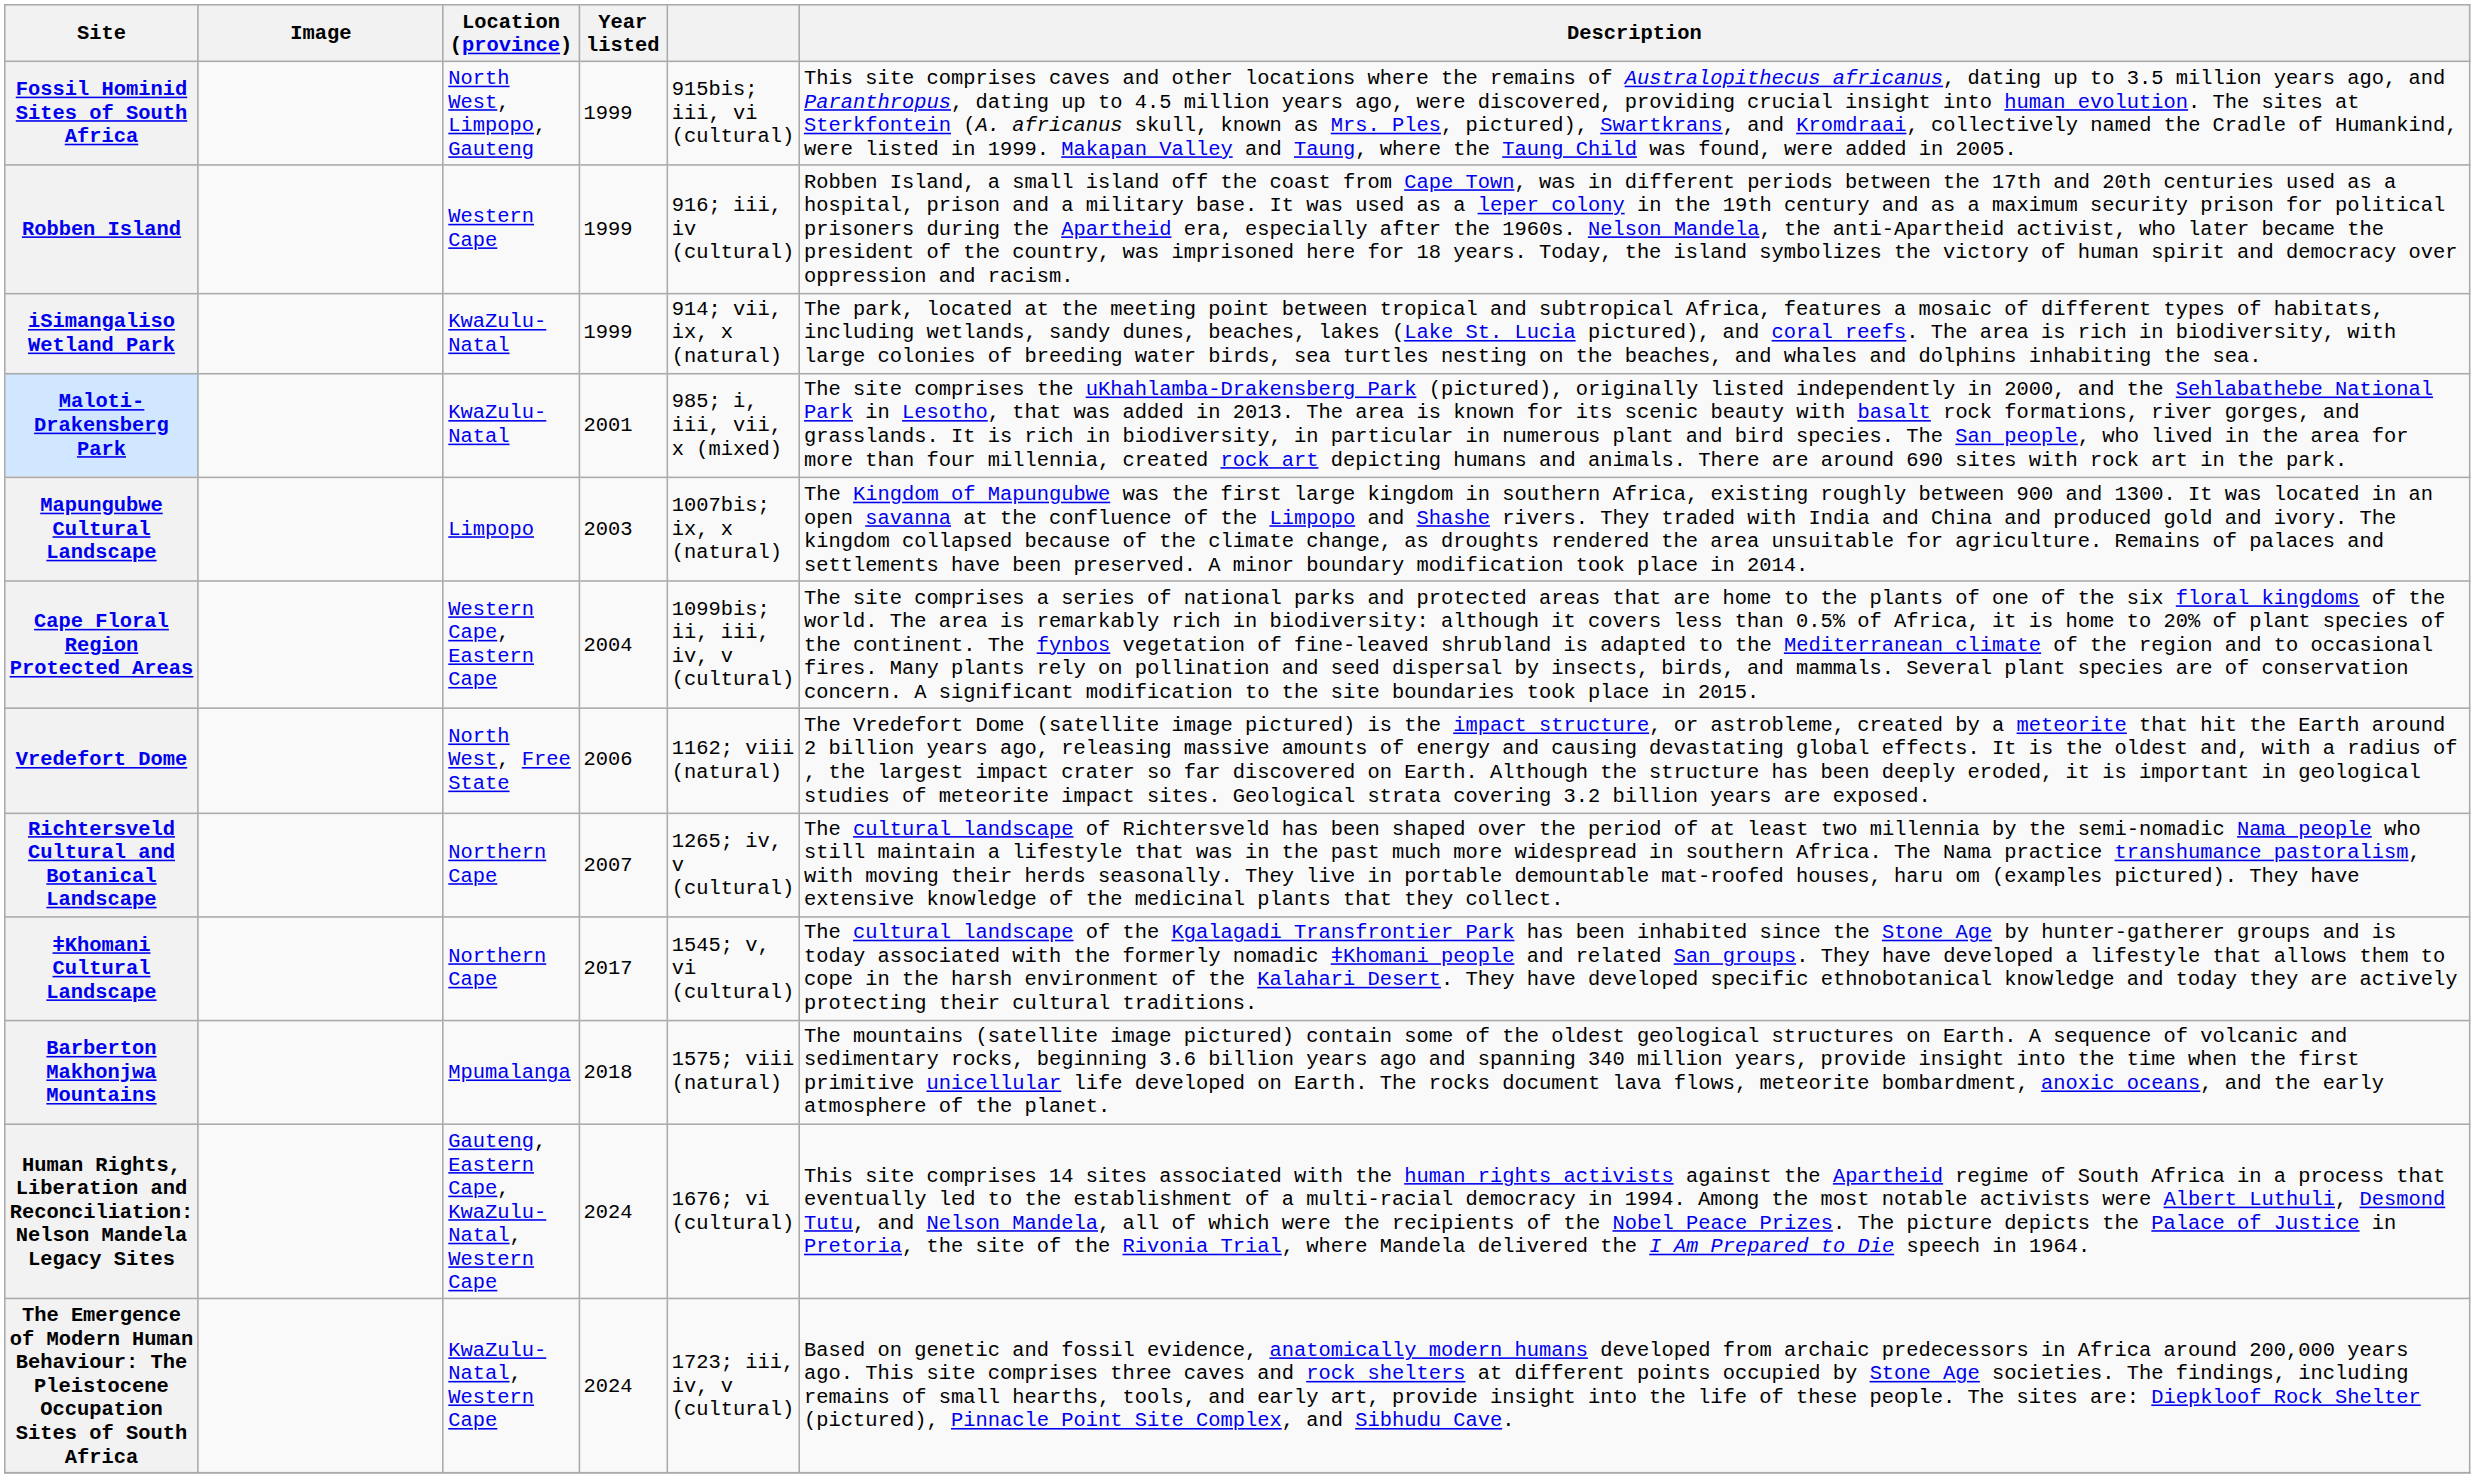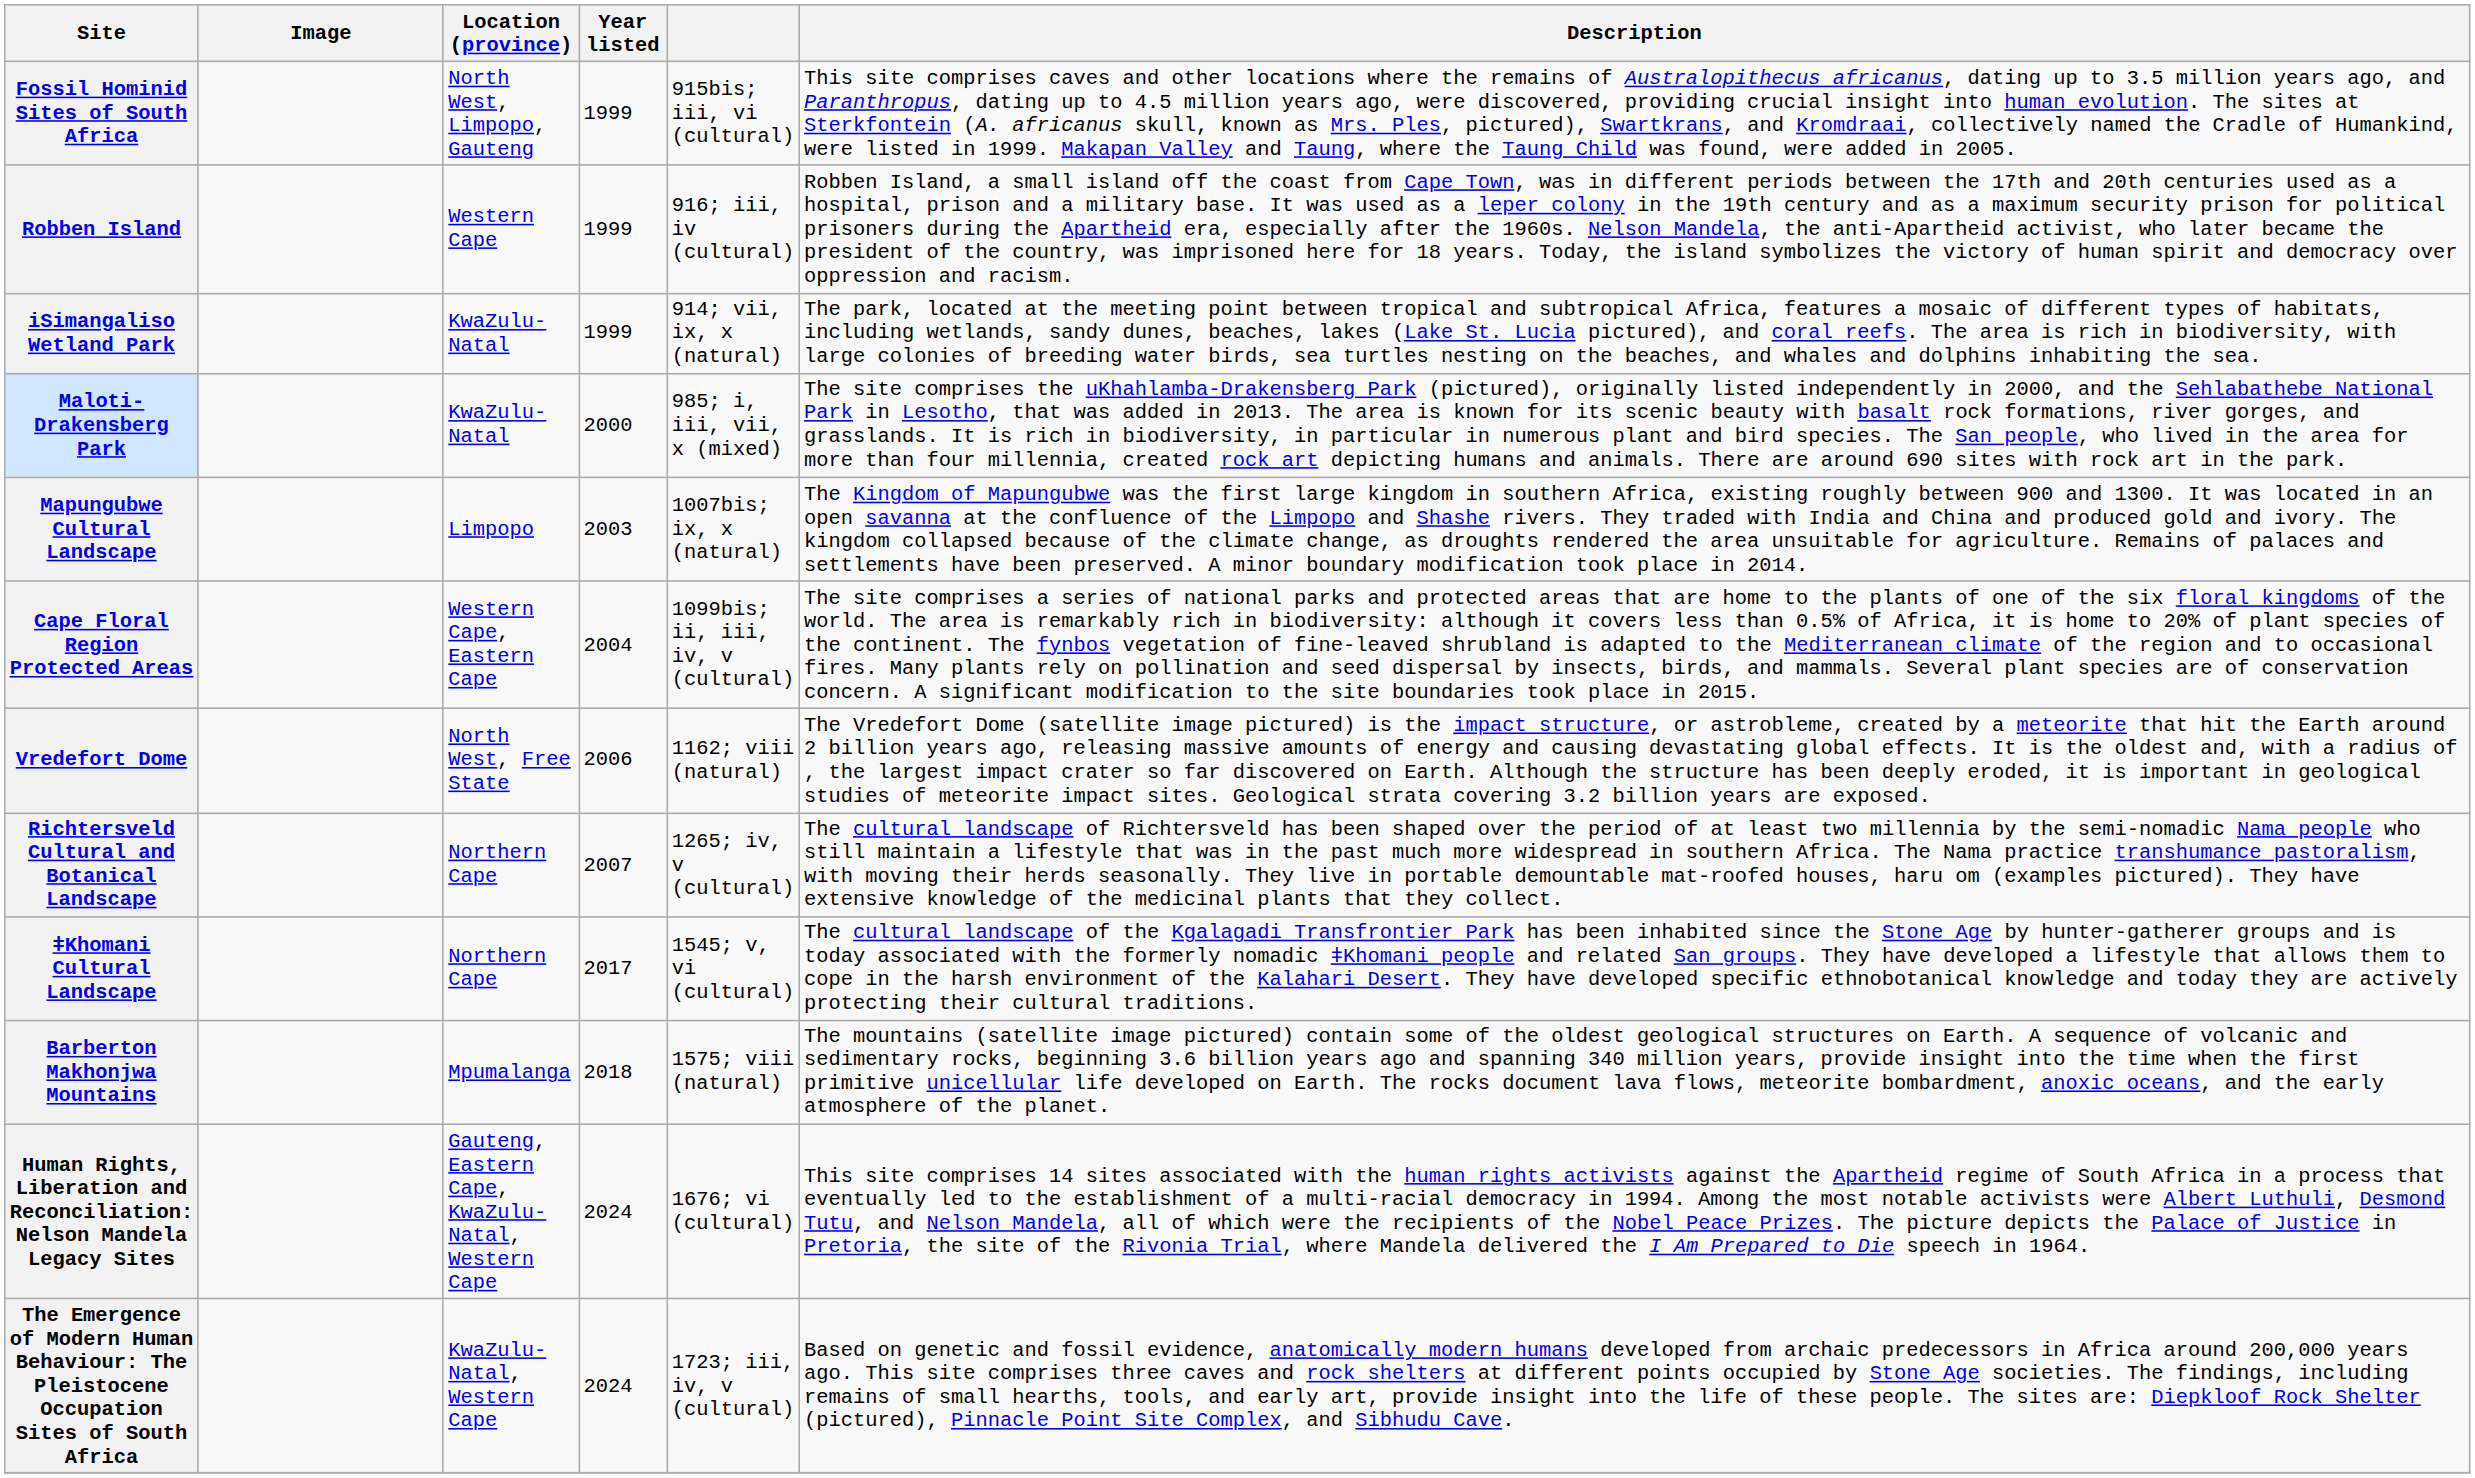(608, 425) 2001 -> (608, 425) 2000
